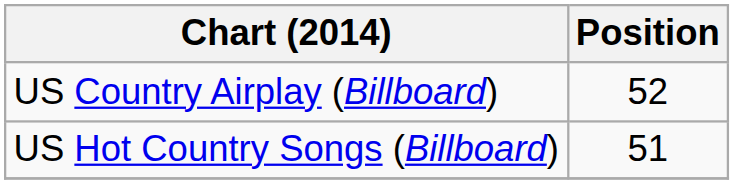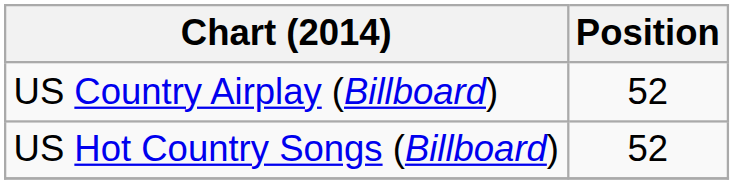(648, 149) 51 -> (648, 149) 52
